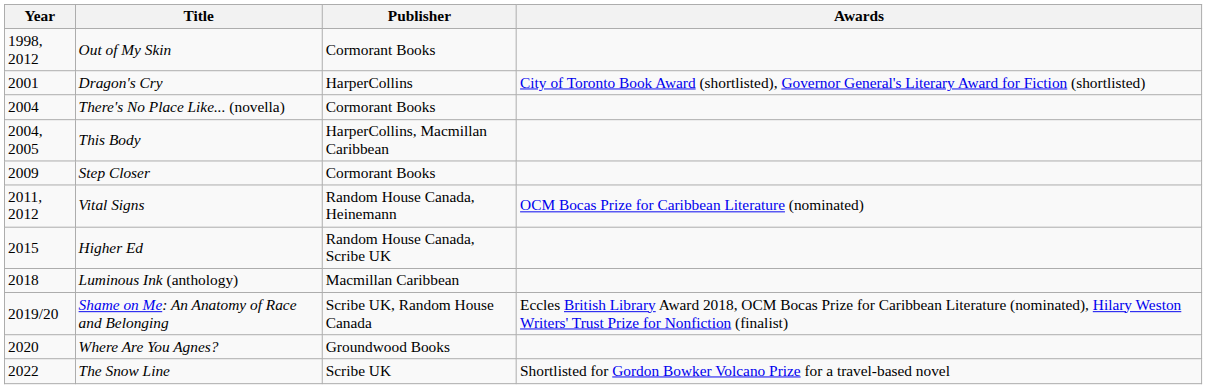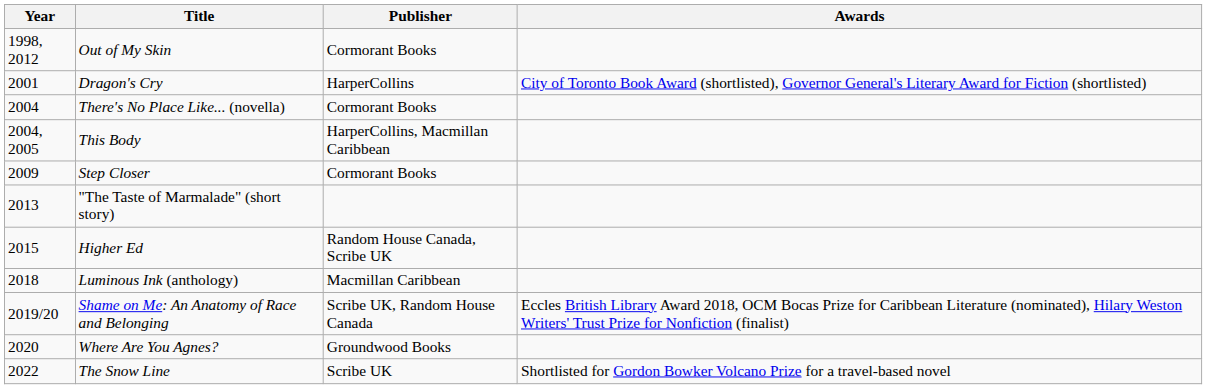- row: (112, 206)
+ row: (180, 206)
